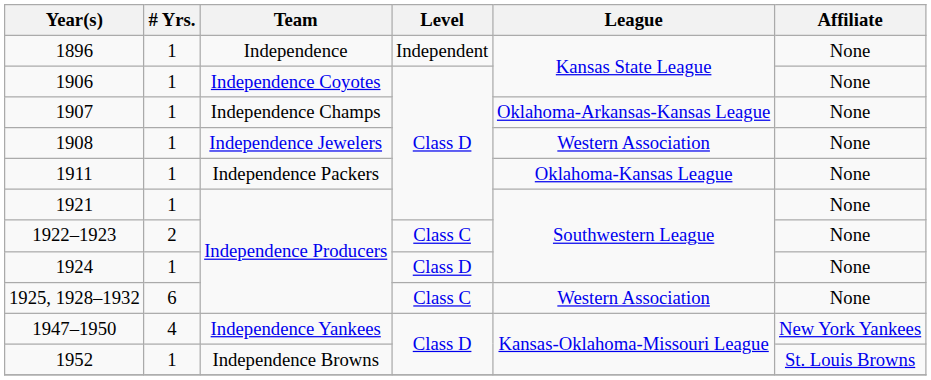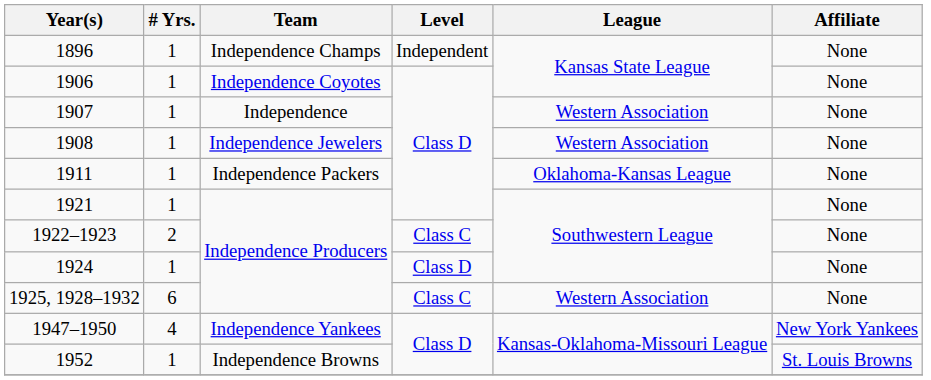(296, 50) Independence -> (296, 50) Independence Champs
(296, 112) Independence Champs -> (296, 112) Independence
(634, 112) Oklahoma-Arkansas-Kansas League -> (632, 112) Western Association
